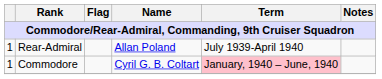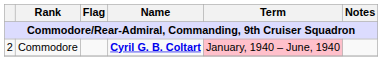- row: (50, 47)
(10, 64) 1 -> (10, 47) 2
(157, 64) normal -> (156, 47) bold
